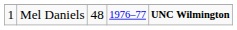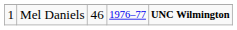(97, 14) 48 -> (97, 14) 46
